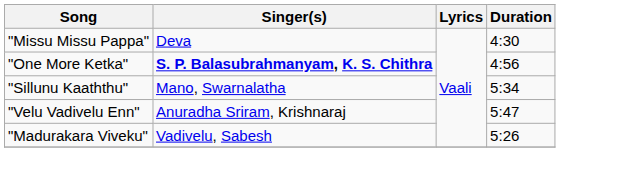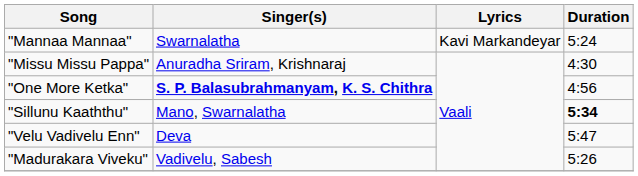+ row: (70, 40)
(174, 40) Deva -> (251, 64) Anuradha Sriram, Krishnaraj
(505, 88) normal -> (583, 112) bold
(251, 112) Anuradha Sriram, Krishnaraj -> (174, 136) Deva
